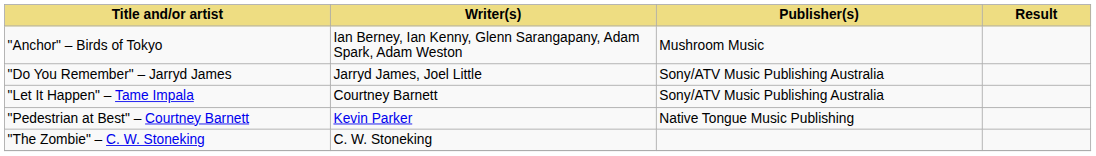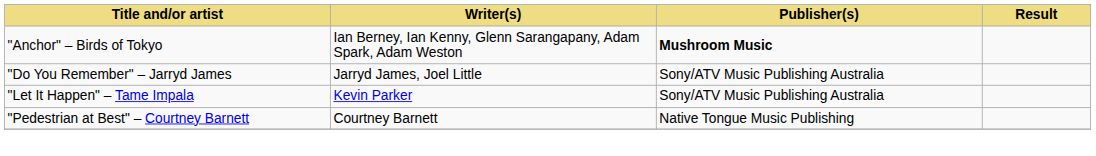(712, 44) normal -> (716, 44) bold
(385, 96) Courtney Barnett -> (373, 96) Kevin Parker
(373, 118) Kevin Parker -> (385, 118) Courtney Barnett
- row: (106, 140)
